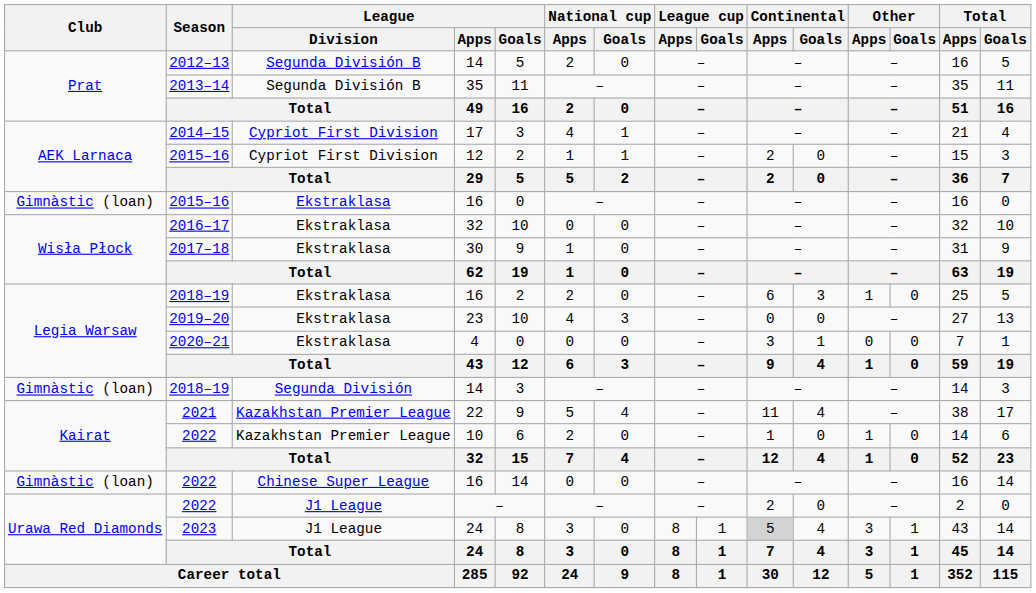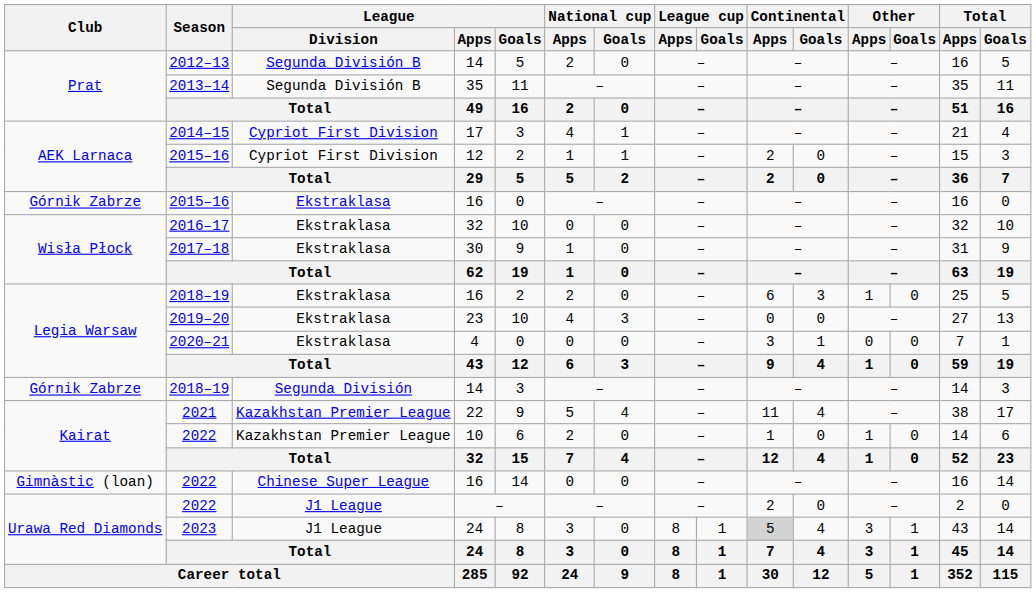(85, 203) Gimnàstic (loan) -> (85, 203) Górnik Zabrze
(85, 389) Gimnàstic (loan) -> (85, 389) Górnik Zabrze
